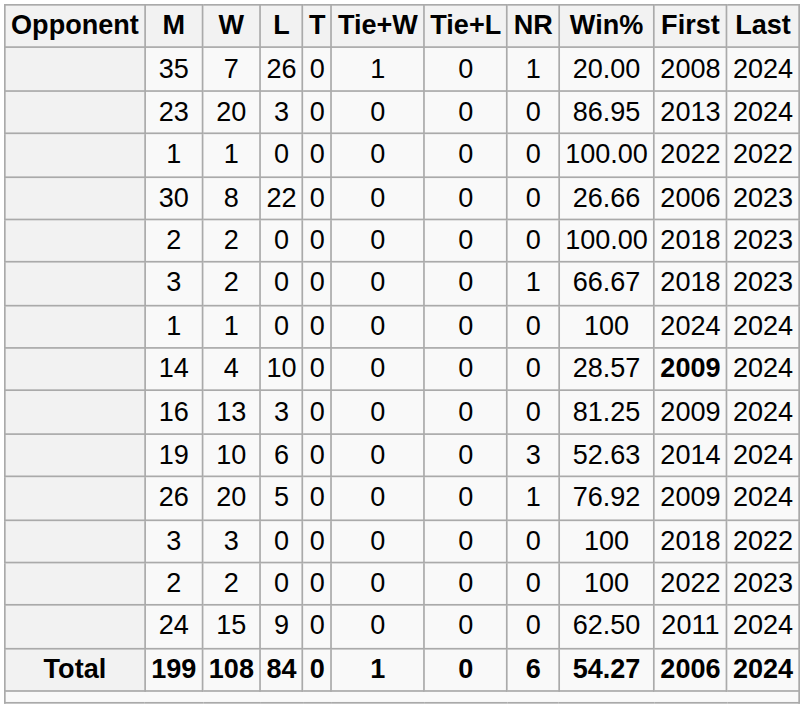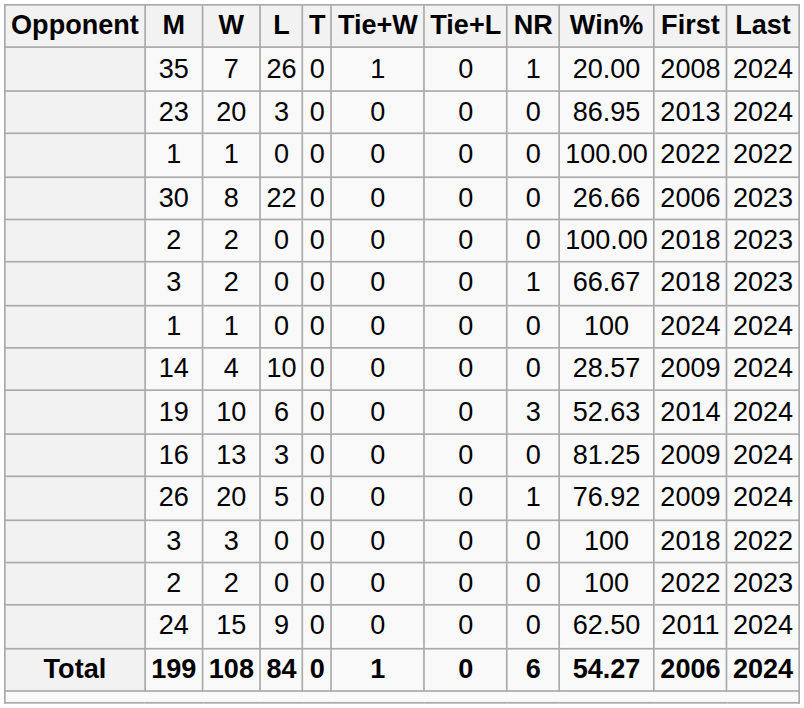(690, 369) bold -> (690, 369) normal
rows swapped: (174, 411) <-> (174, 454)
